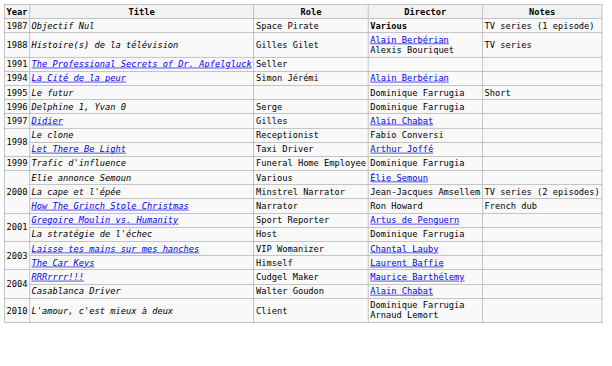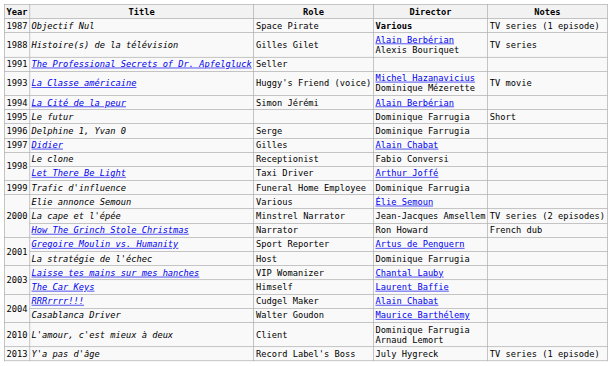+ row: (84, 83)
(417, 277) Maurice Barthélemy -> (407, 301) Alain Chabat
(402, 291) Alain Chabat -> (423, 315) Maurice Barthélemy
+ row: (66, 354)
